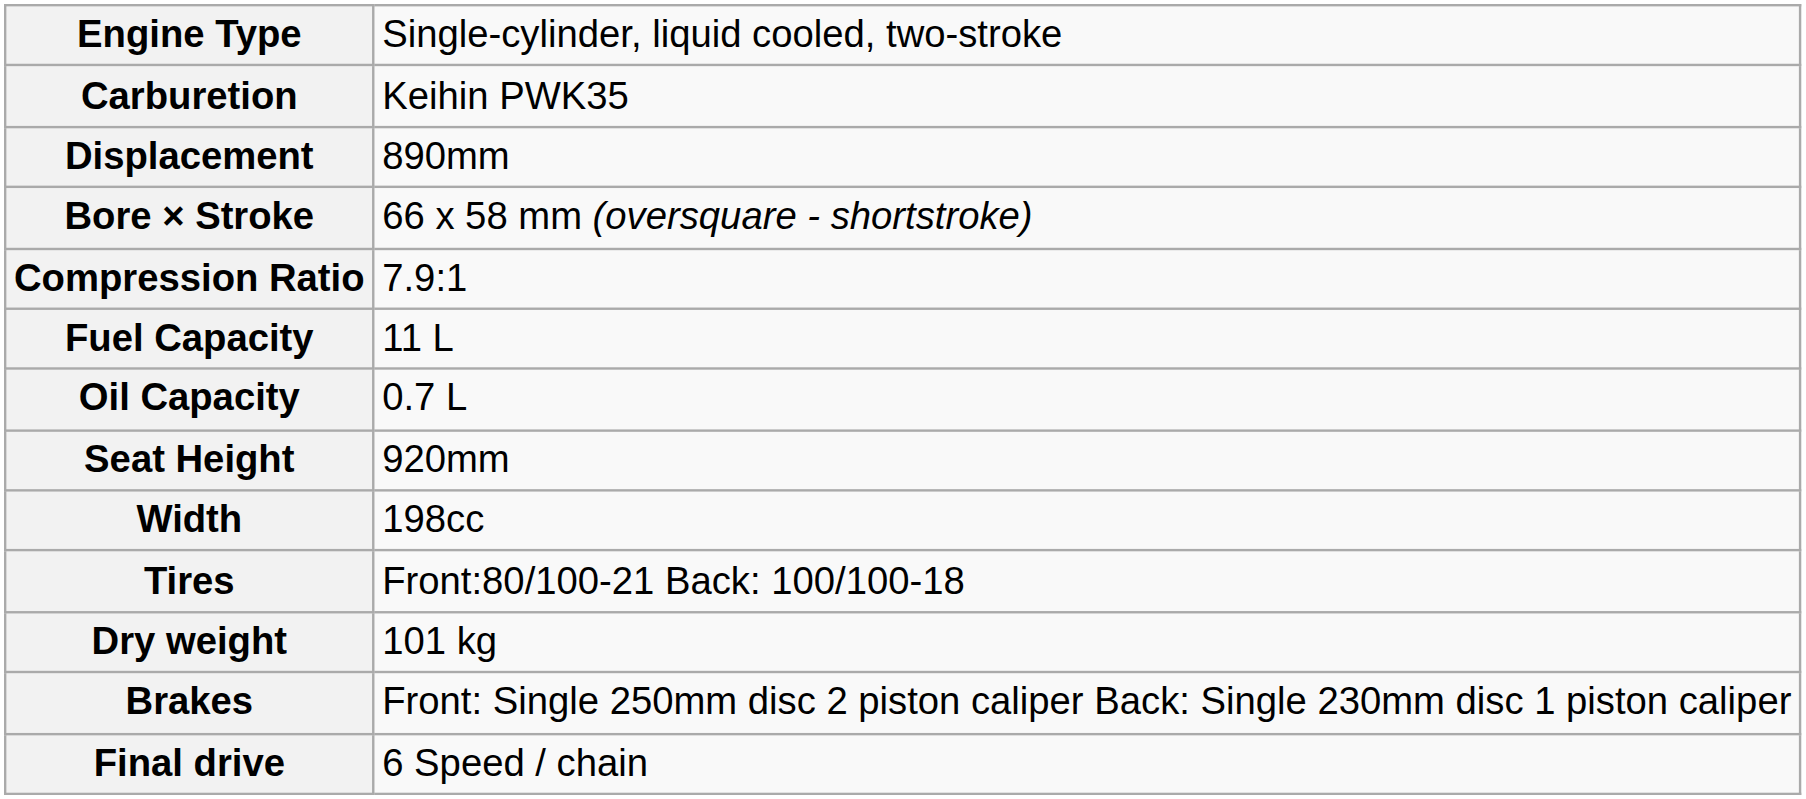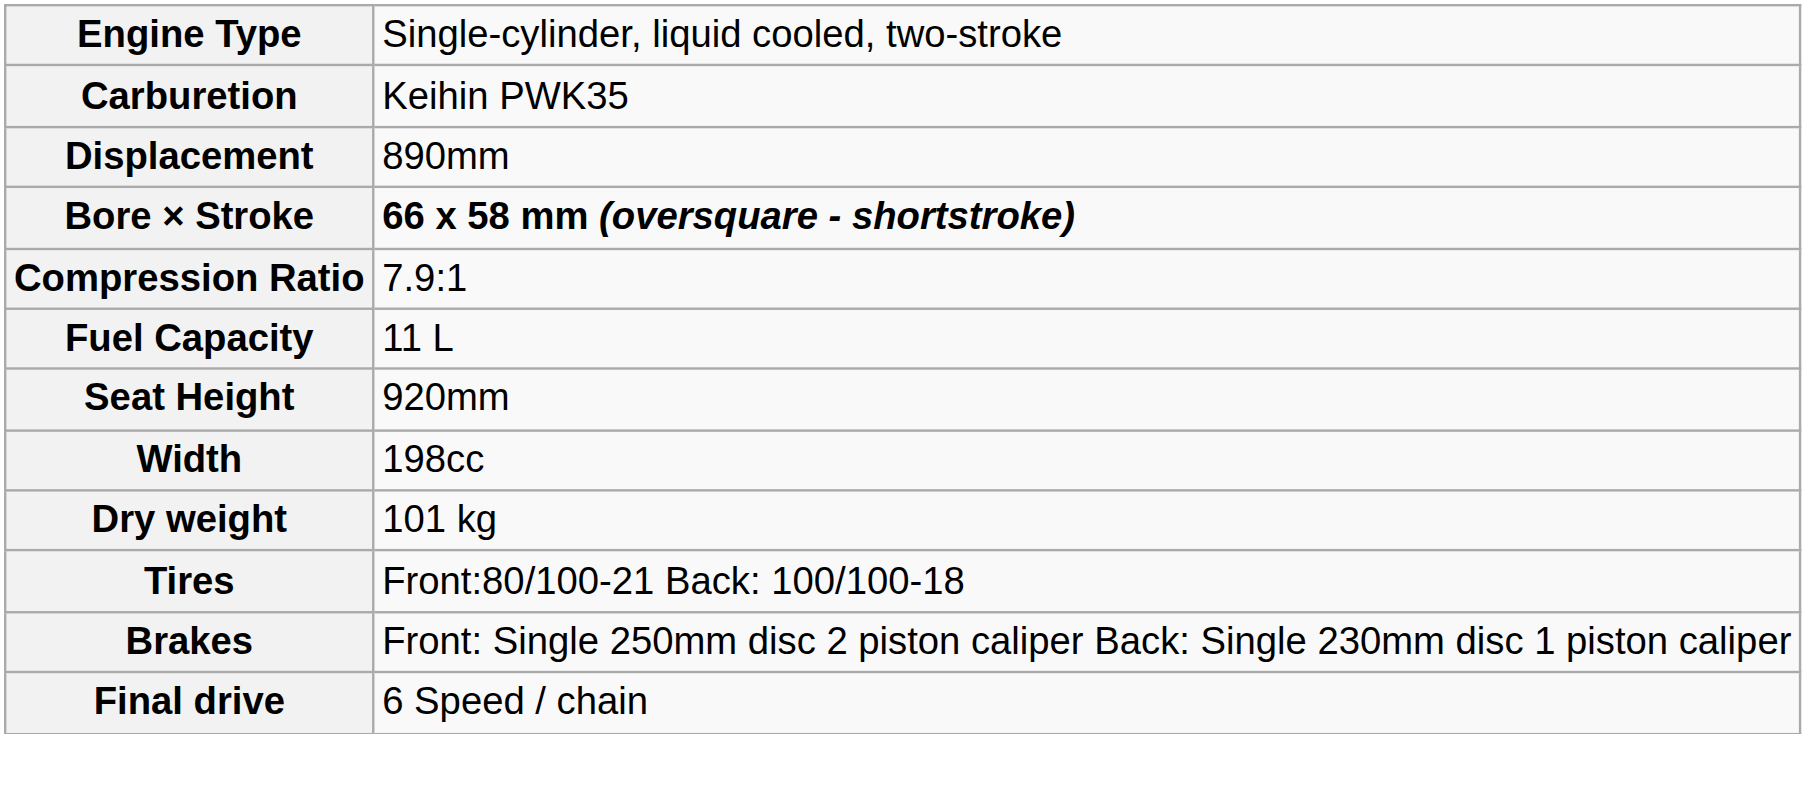(707, 216) normal -> (729, 216) bold
- row: (189, 398)
rows swapped: (189, 641) <-> (189, 580)
